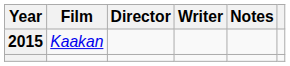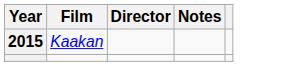- column: (200, 16)
